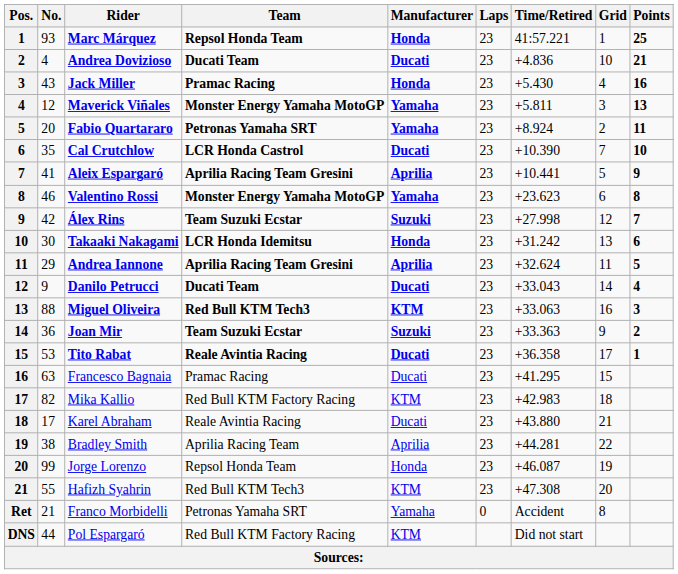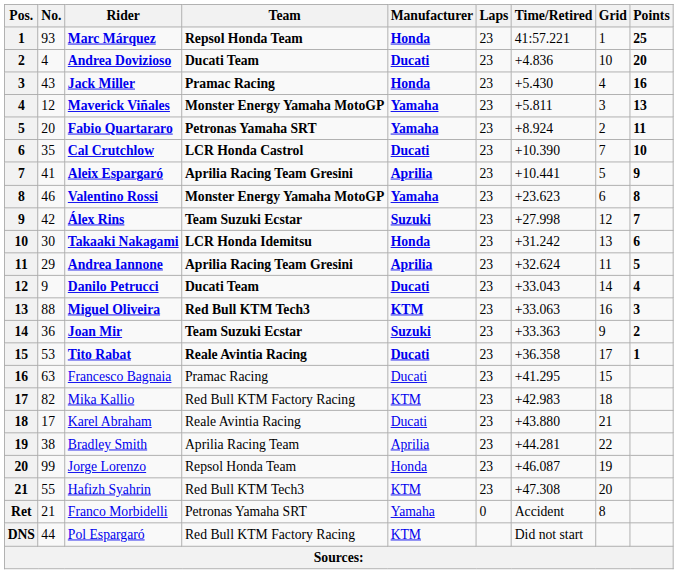(640, 61) 21 -> (640, 61) 20
